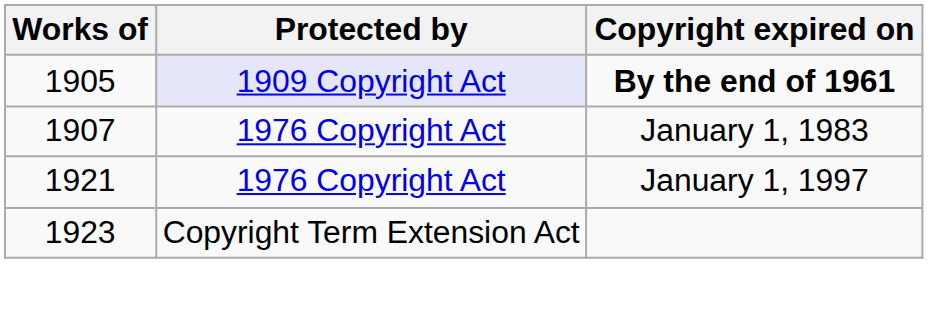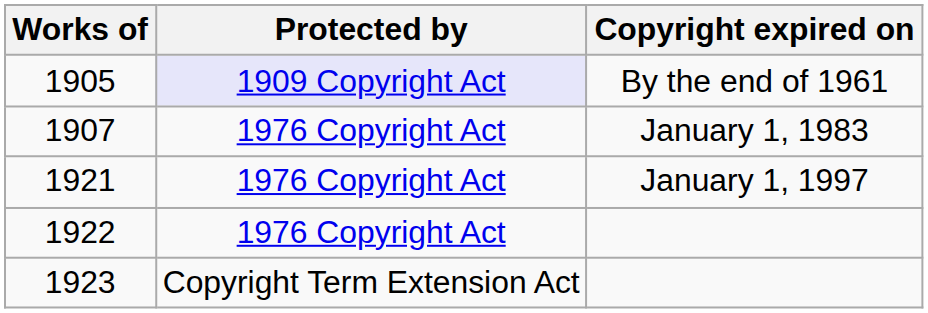(754, 80) bold -> (754, 80) normal
+ row: (80, 231)
